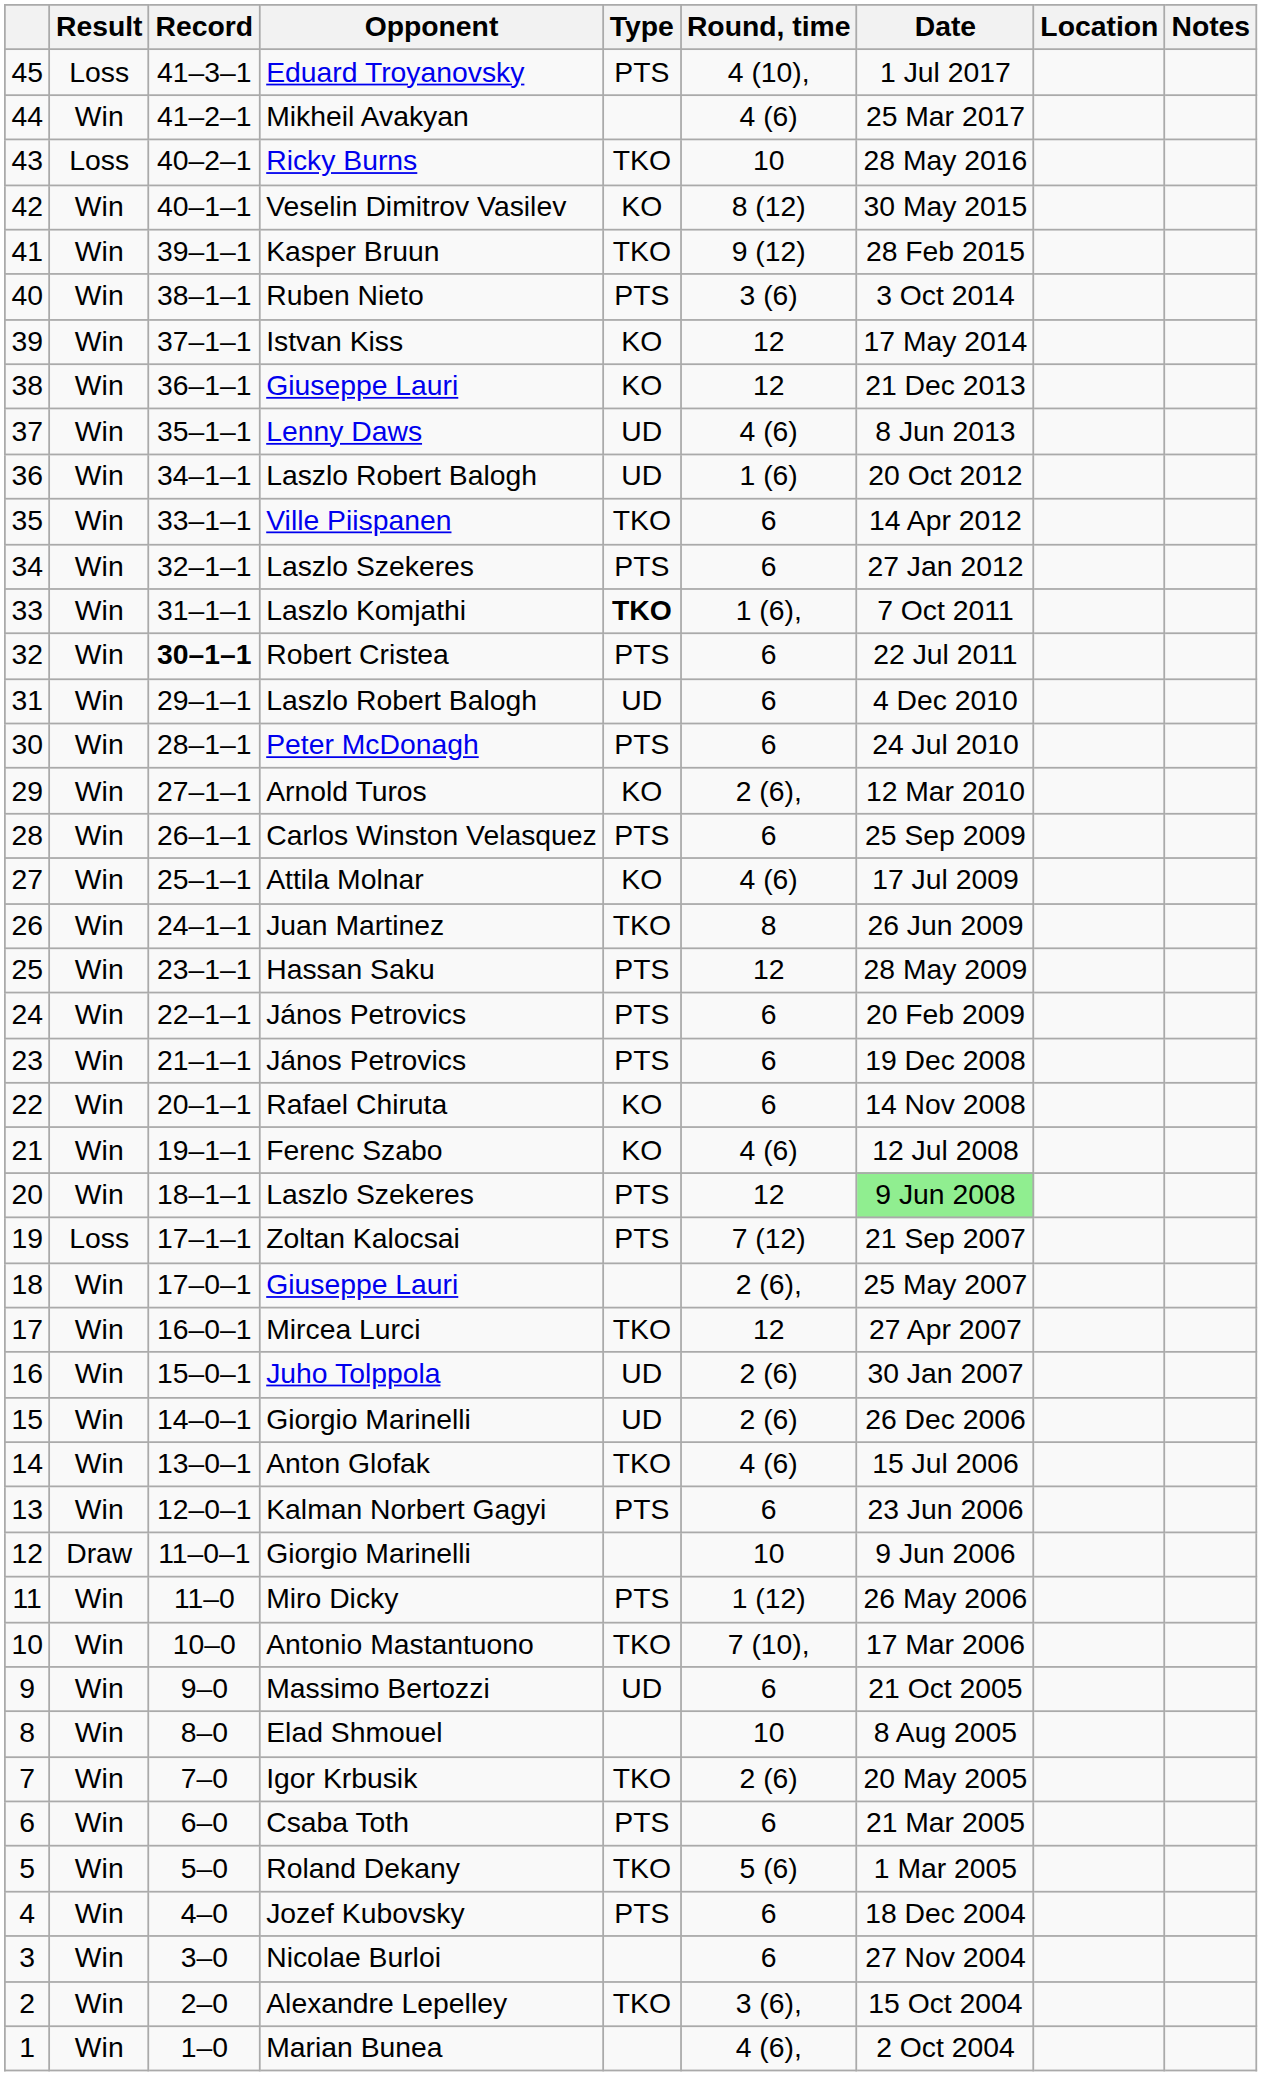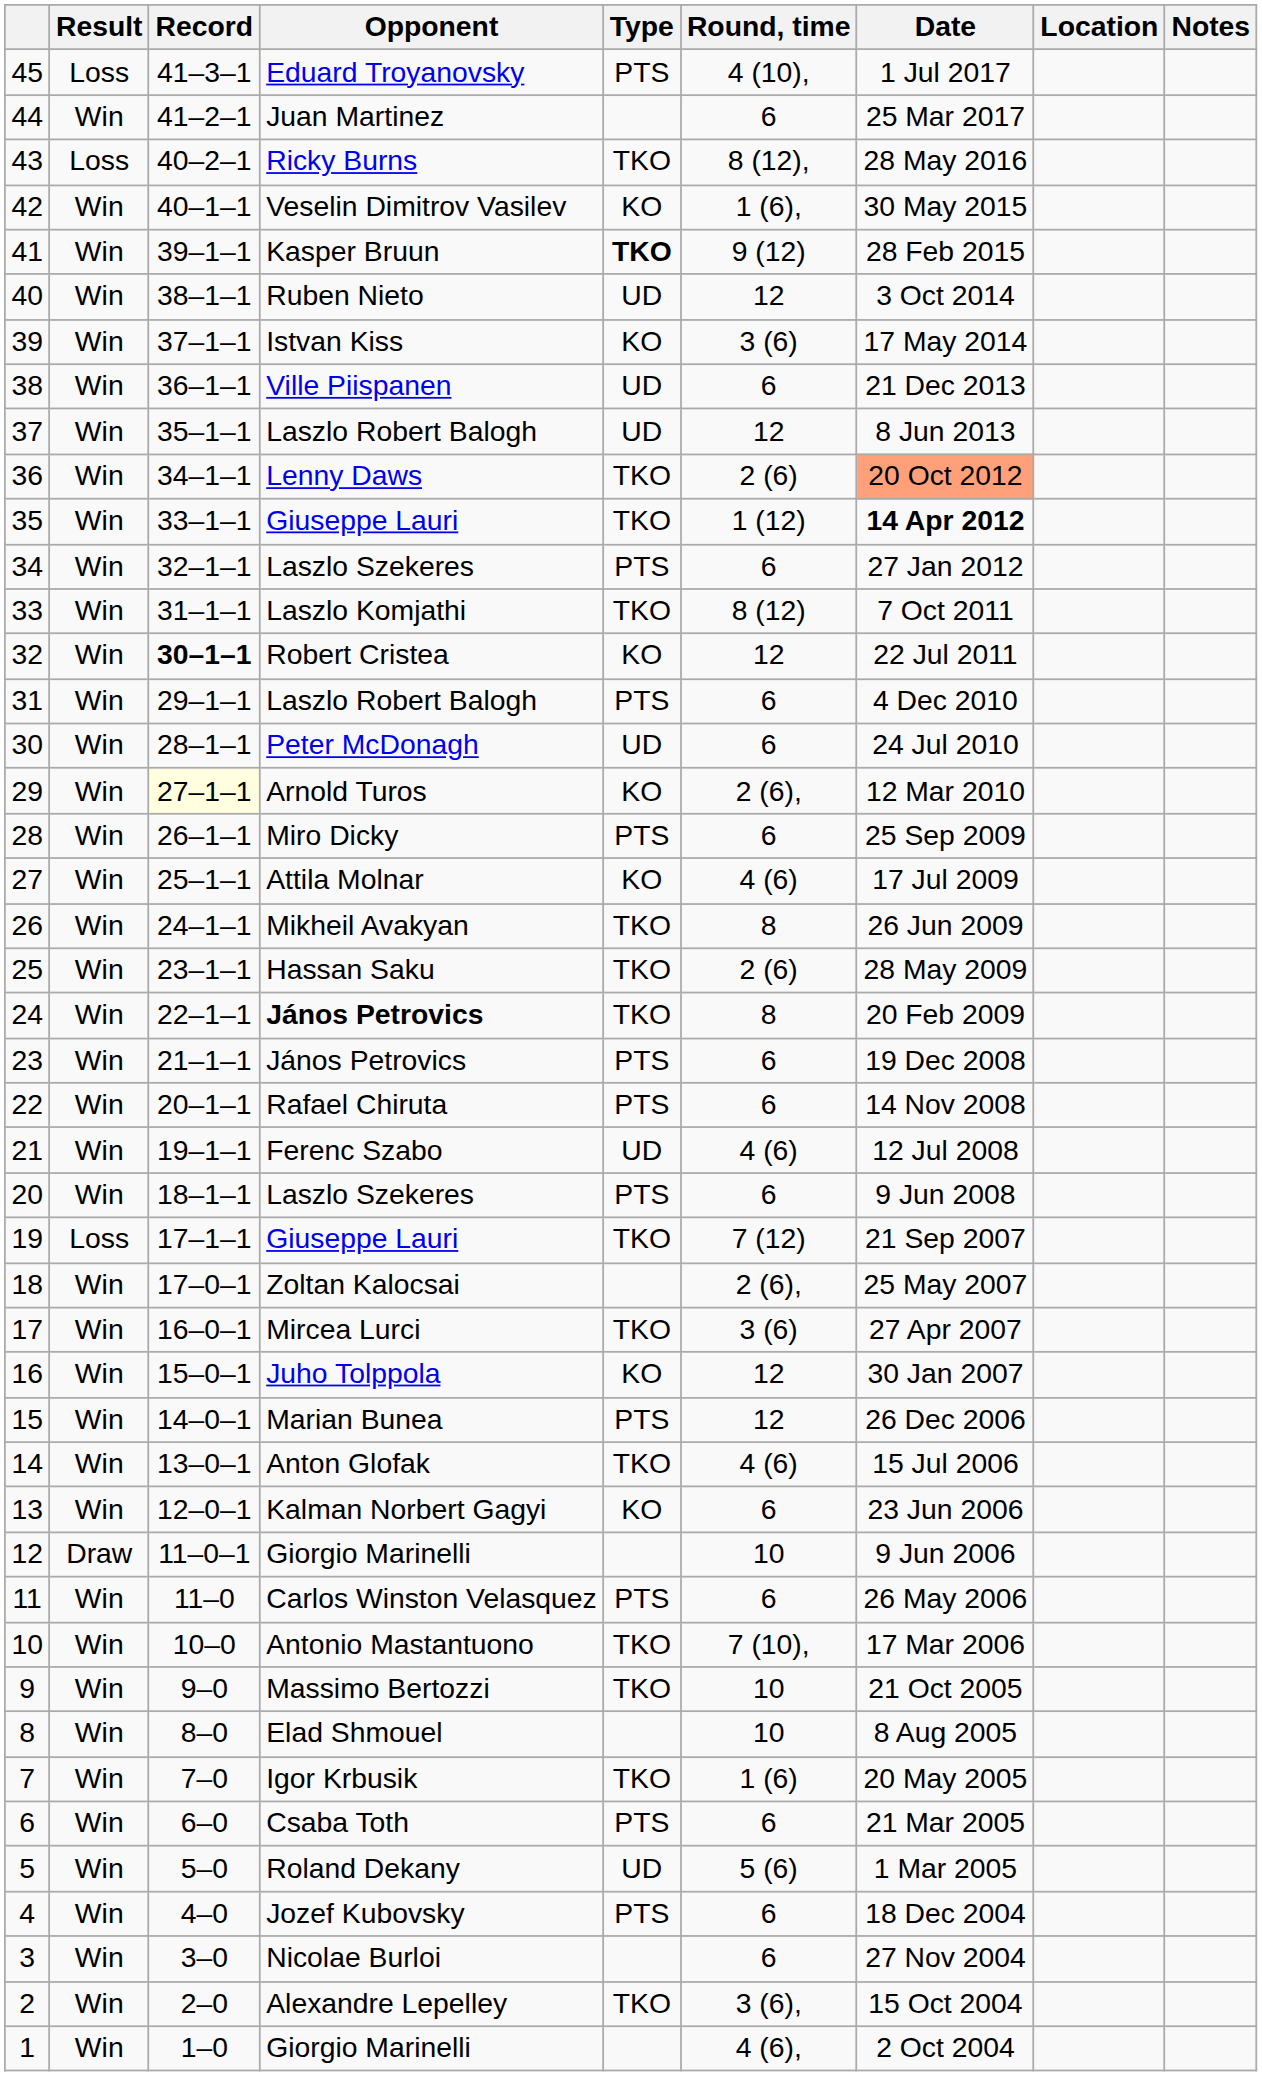(367, 116) Mikheil Avakyan -> (355, 116) Juan Martinez
(769, 116) 4 (6) -> (769, 116) 6
(769, 161) 10 -> (769, 161) 8 (12),
(769, 206) 8 (12) -> (769, 206) 1 (6),
(642, 251) normal -> (642, 251) bold
(642, 296) PTS -> (642, 296) UD
(769, 296) 3 (6) -> (769, 296) 12
(769, 341) 12 -> (769, 341) 3 (6)
(362, 386) Giuseppe Lauri -> (359, 386) Ville Piispanen
(642, 386) KO -> (642, 386) UD
(769, 386) 12 -> (769, 386) 6
(344, 431) Lenny Daws -> (402, 431) Laszlo Robert Balogh
(769, 431) 4 (6) -> (769, 431) 12
(402, 476) Laszlo Robert Balogh -> (344, 476) Lenny Daws
(642, 476) UD -> (642, 476) TKO
(769, 476) 1 (6) -> (769, 476) 2 (6)
(945, 476) no background -> (945, 476) lightsalmon background
(359, 521) Ville Piispanen -> (362, 521) Giuseppe Lauri
(769, 521) 6 -> (769, 521) 1 (12)
(945, 521) normal -> (945, 521) bold
(642, 610) bold -> (642, 610) normal
(769, 610) 1 (6), -> (769, 610) 8 (12)
(642, 655) PTS -> (642, 655) KO
(769, 655) 6 -> (769, 655) 12
(642, 700) UD -> (642, 700) PTS
(642, 745) PTS -> (642, 745) UD
(204, 790) no background -> (204, 790) lightyellow background
(431, 835) Carlos Winston Velasquez -> (332, 835) Miro Dicky
(355, 925) Juan Martinez -> (367, 925) Mikheil Avakyan
(642, 970) PTS -> (642, 970) TKO
(769, 970) 12 -> (769, 970) 2 (6)
(366, 1015) normal -> (375, 1015) bold
(642, 1015) PTS -> (642, 1015) TKO
(769, 1015) 6 -> (769, 1015) 8
(642, 1104) KO -> (642, 1104) PTS
(642, 1149) KO -> (642, 1149) UD
(769, 1194) 12 -> (769, 1194) 6
(945, 1194) lightgreen background -> (945, 1194) no background
(363, 1239) Zoltan Kalocsai -> (362, 1239) Giuseppe Lauri
(642, 1239) PTS -> (642, 1239) TKO
(362, 1284) Giuseppe Lauri -> (363, 1284) Zoltan Kalocsai
(769, 1329) 12 -> (769, 1329) 3 (6)
(642, 1374) UD -> (642, 1374) KO
(769, 1374) 2 (6) -> (769, 1374) 12
(369, 1419) Giorgio Marinelli -> (354, 1419) Marian Bunea
(642, 1419) UD -> (642, 1419) PTS
(769, 1419) 2 (6) -> (769, 1419) 12
(642, 1509) PTS -> (642, 1509) KO
(332, 1598) Miro Dicky -> (431, 1598) Carlos Winston Velasquez
(769, 1598) 1 (12) -> (769, 1598) 6
(642, 1688) UD -> (642, 1688) TKO
(769, 1688) 6 -> (769, 1688) 10
(769, 1778) 2 (6) -> (769, 1778) 1 (6)
(642, 1868) TKO -> (642, 1868) UD
(354, 2048) Marian Bunea -> (369, 2048) Giorgio Marinelli
